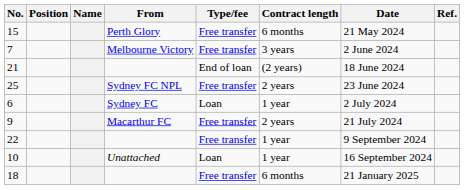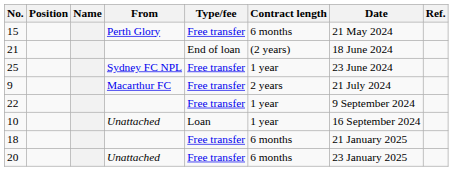- row: (10, 49)
(278, 85) 2 years -> (264, 67) 1 year
- row: (10, 103)
+ row: (13, 157)
